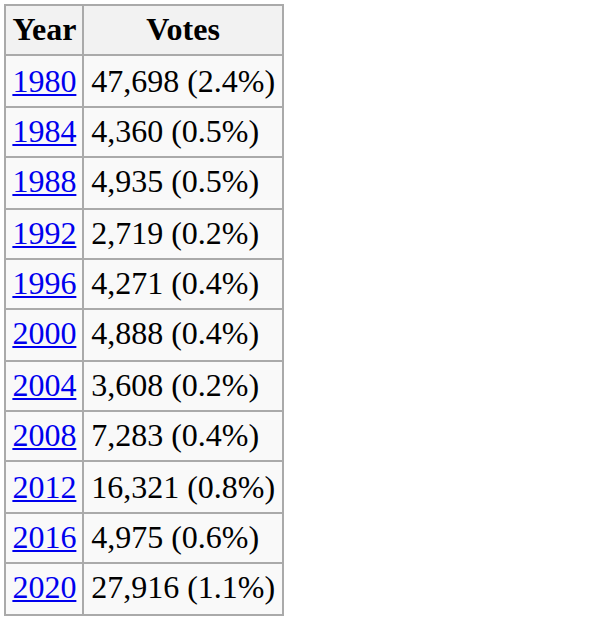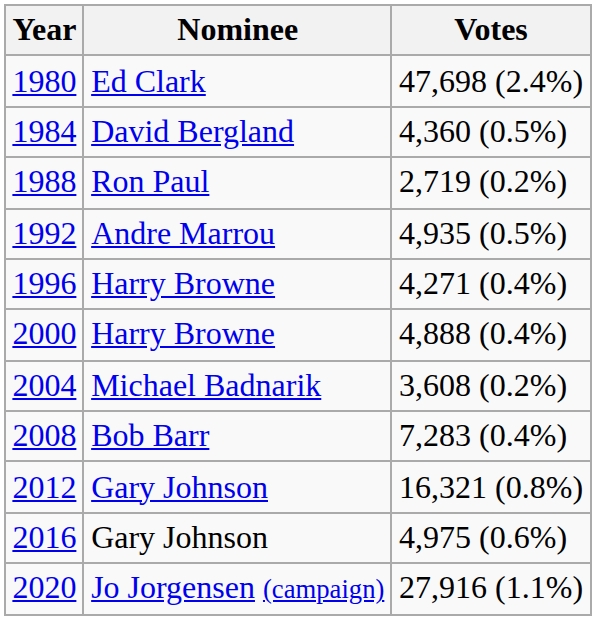+ column: (238, 29)
(175, 182) 4,935 (0.5%) -> (483, 182) 2,719 (0.2%)
(175, 232) 2,719 (0.2%) -> (483, 232) 4,935 (0.5%)
